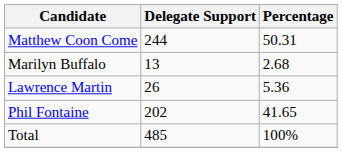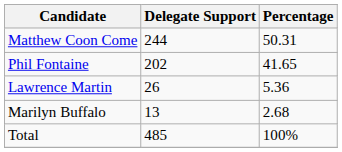rows swapped: (48, 111) <-> (57, 64)
